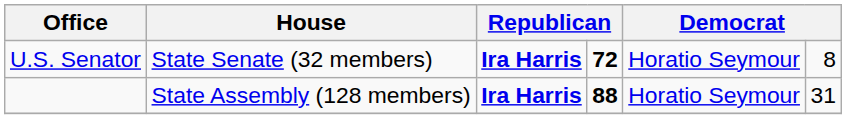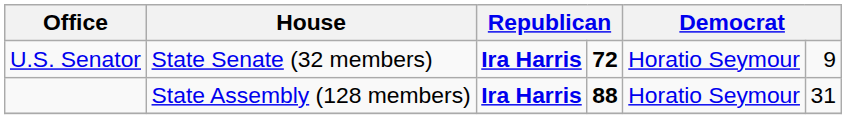(830, 58) 8 -> (830, 58) 9
